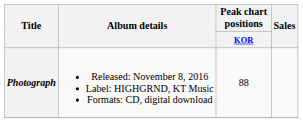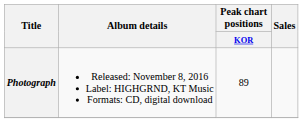(244, 82) 88 -> (244, 82) 89
